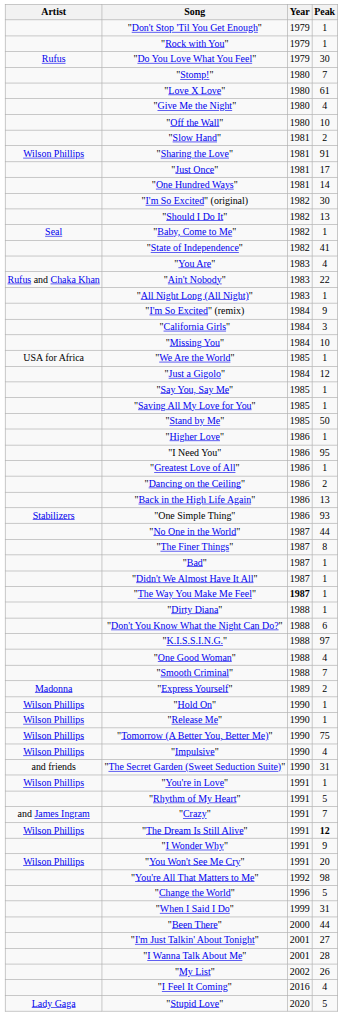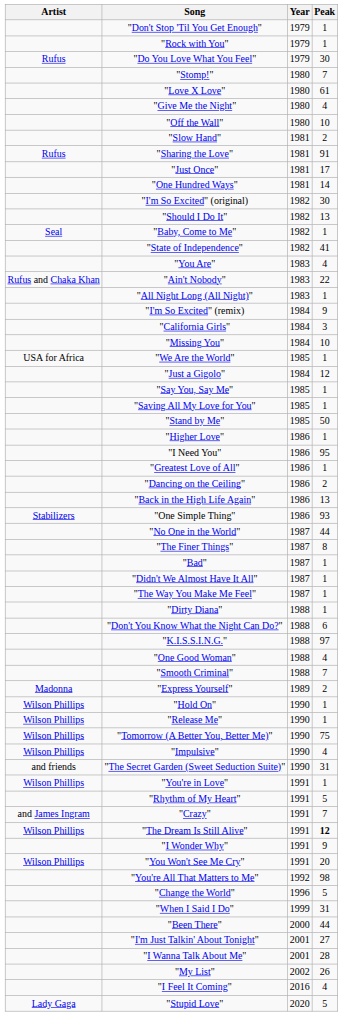(54, 153) Wilson Phillips -> (54, 153) Rufus
(300, 594) bold -> (300, 594) normal
